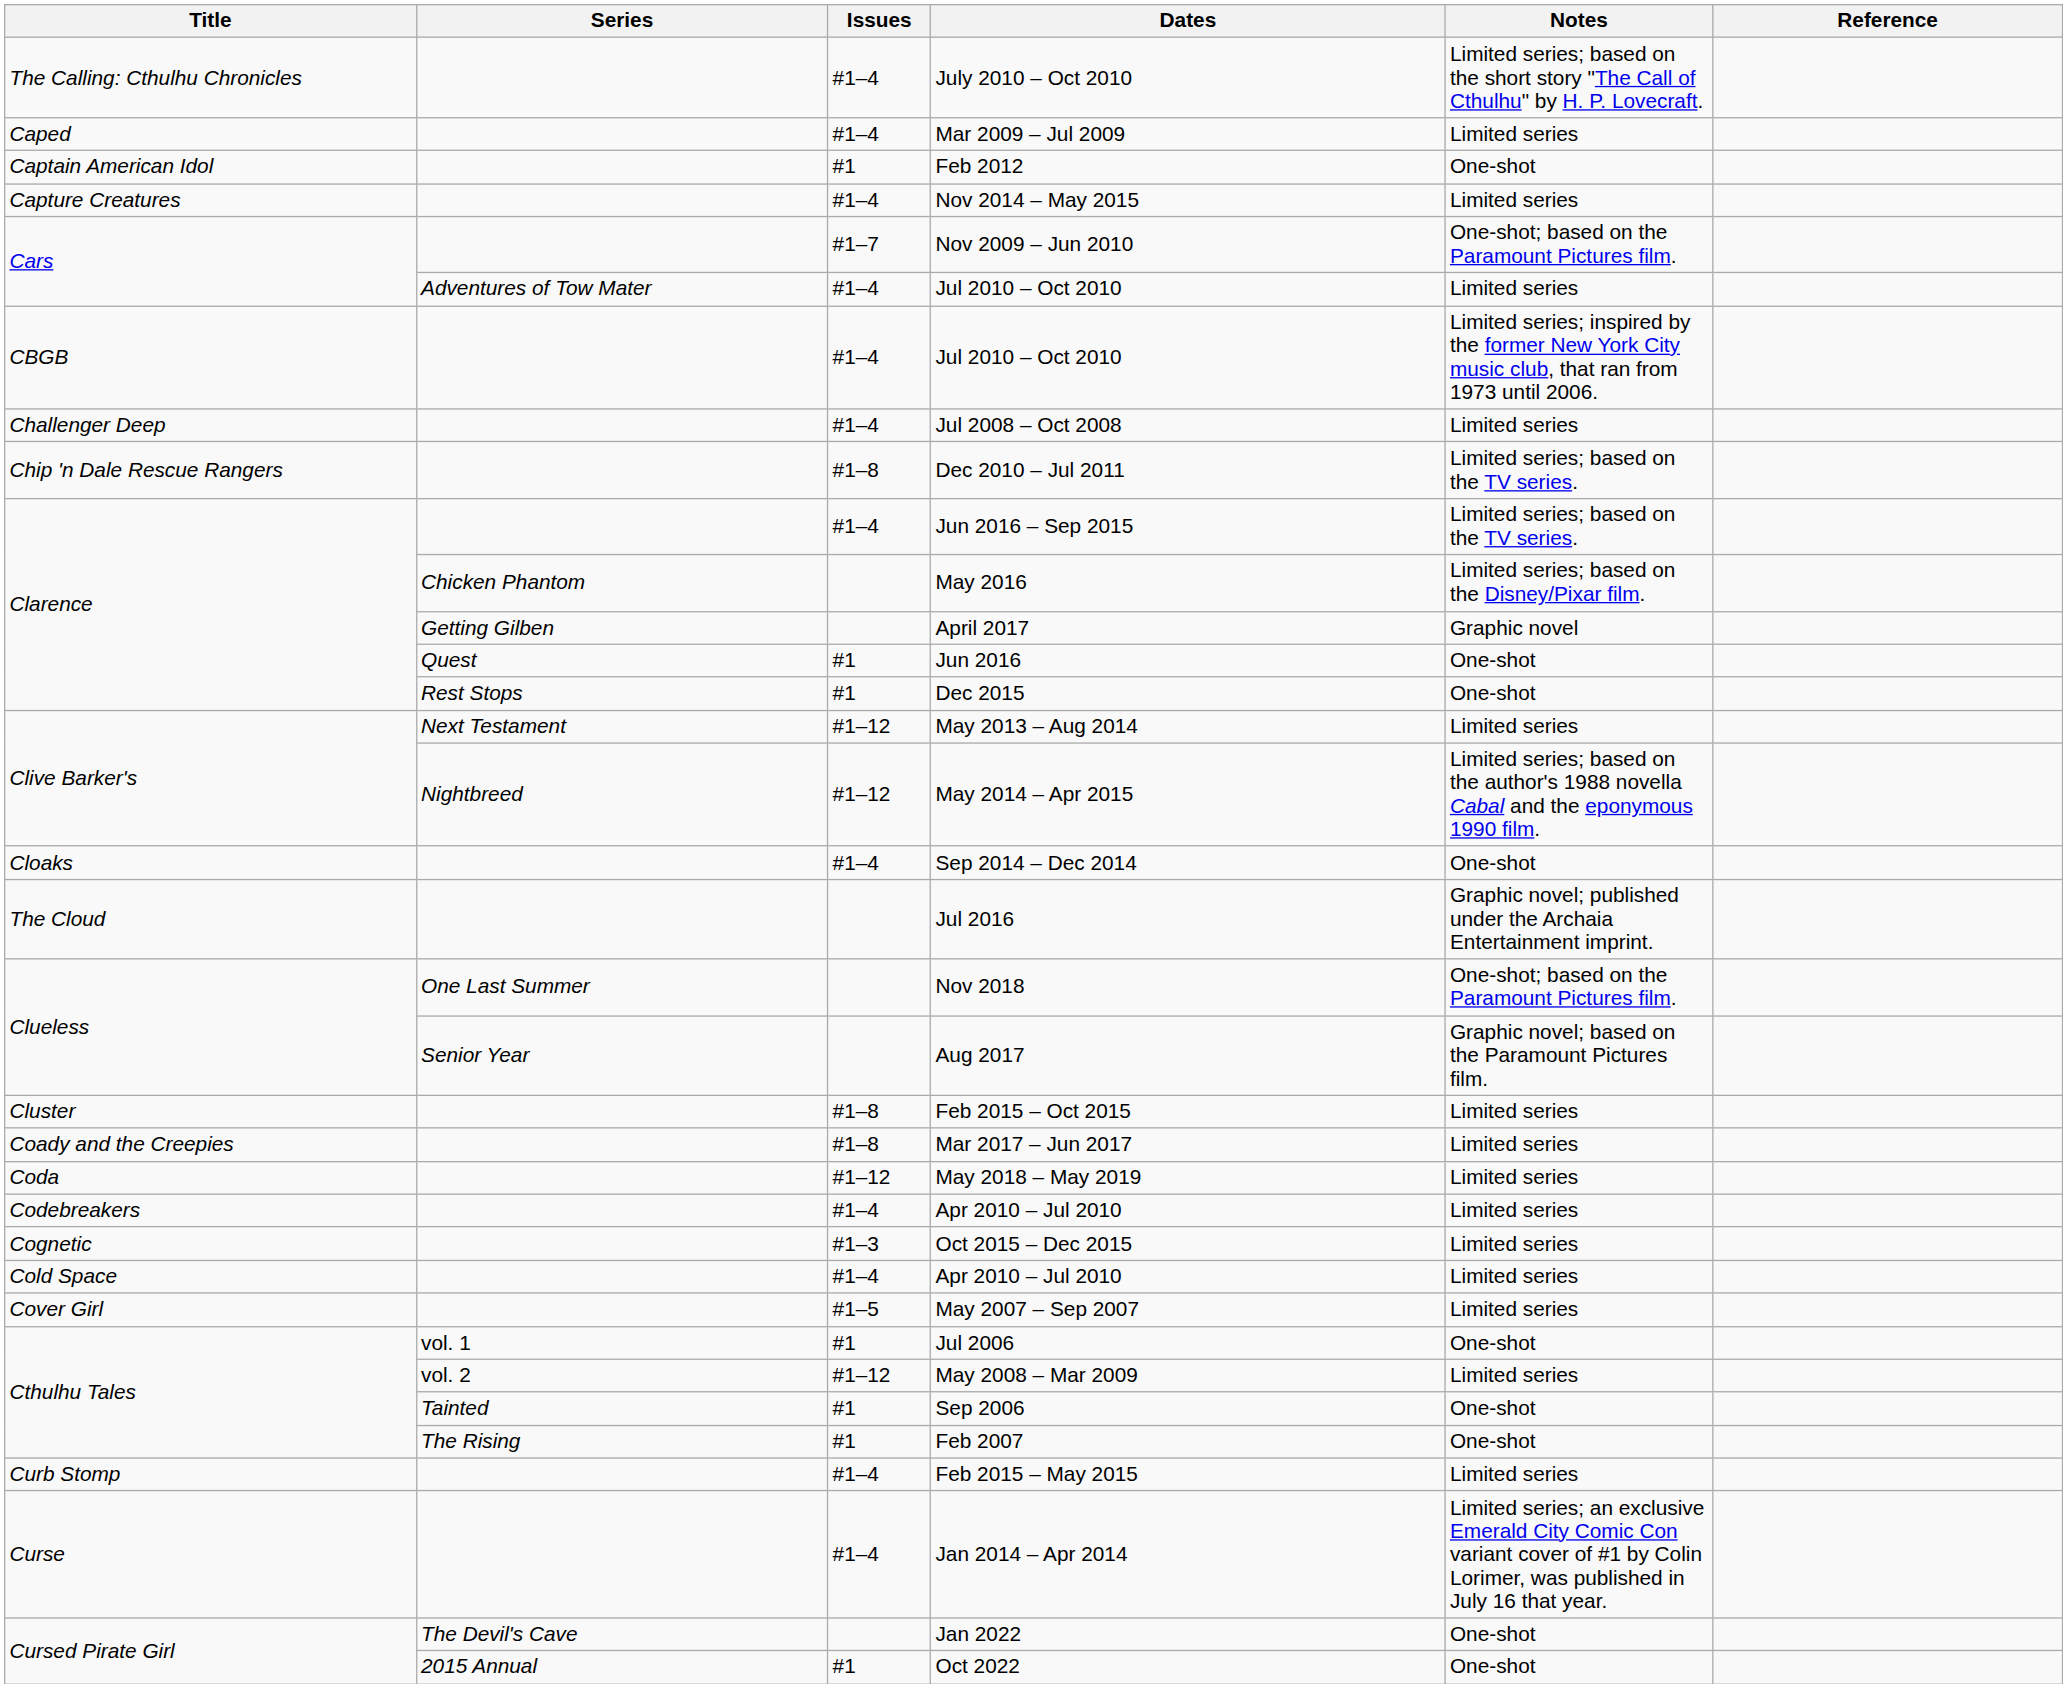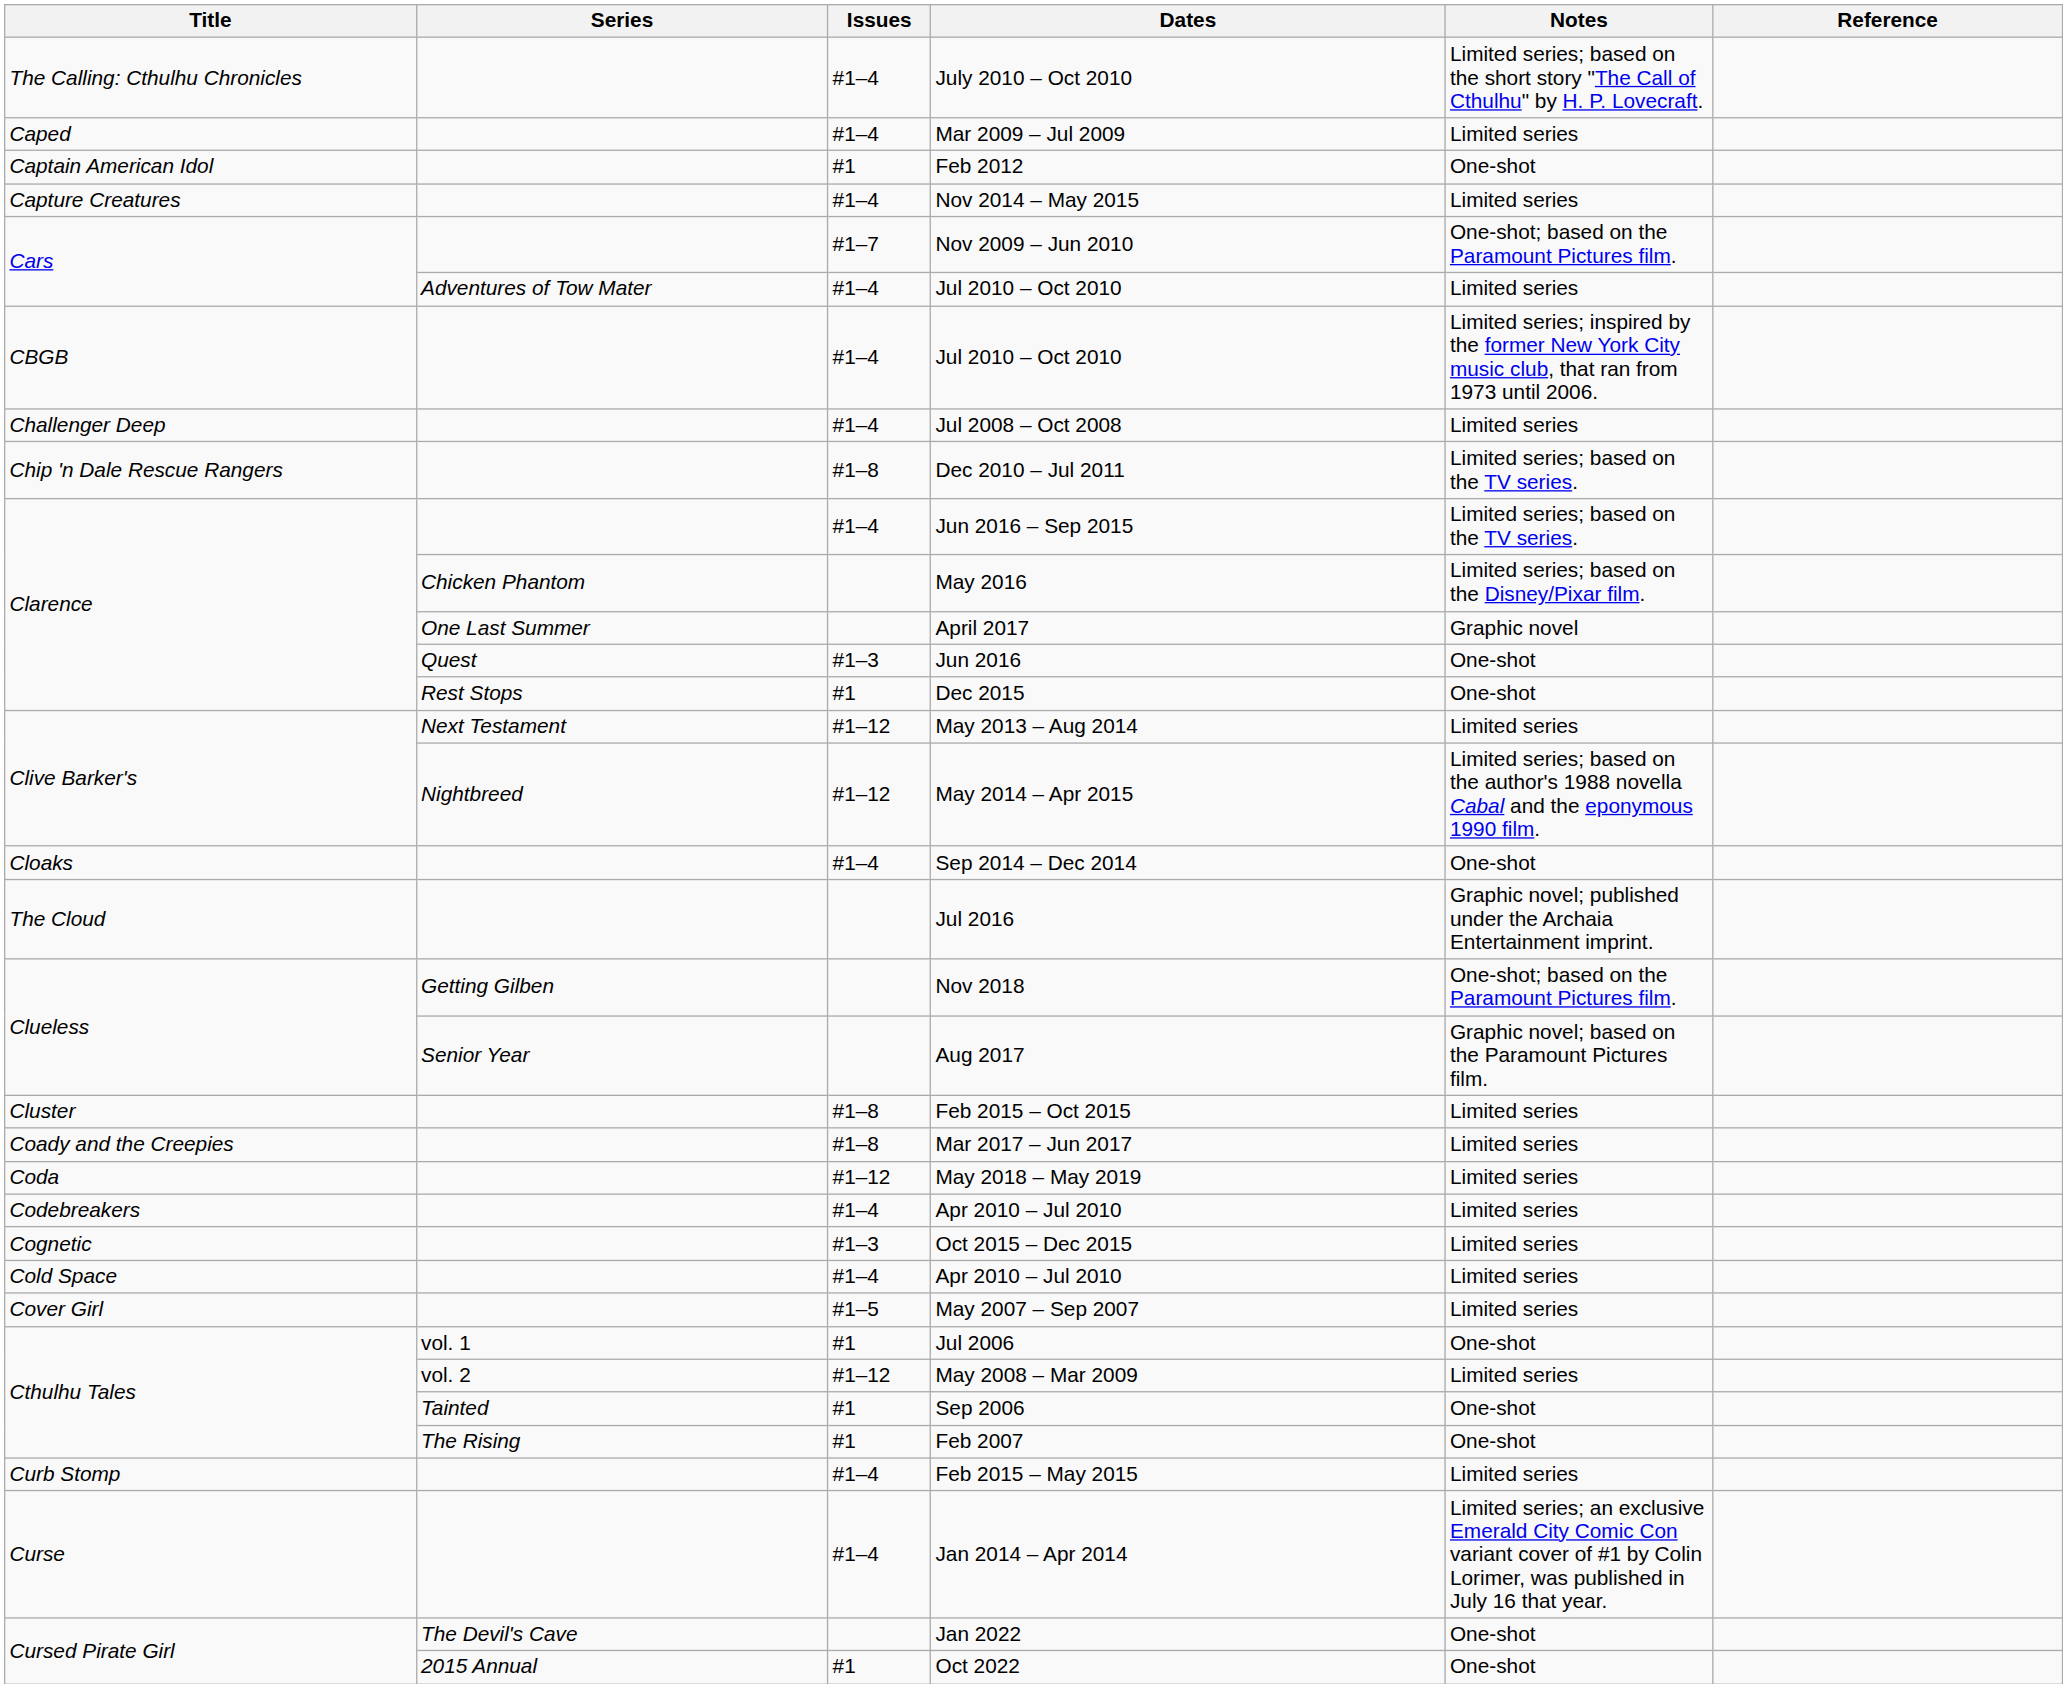(487, 627) Getting Gilben -> (505, 627) One Last Summer
(844, 660) #1 -> (856, 660) #1–3
(505, 987) One Last Summer -> (487, 987) Getting Gilben
